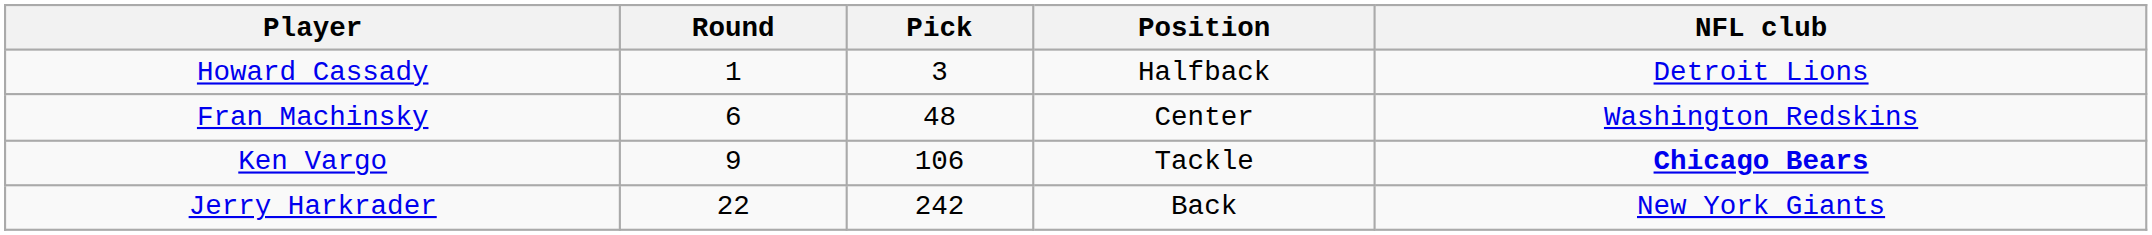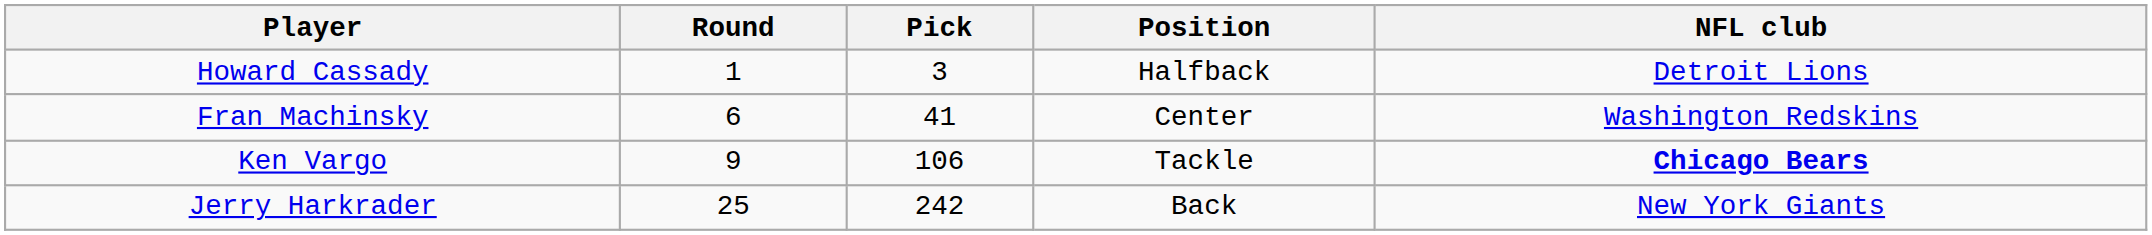(939, 117) 48 -> (939, 117) 41
(733, 207) 22 -> (733, 207) 25
